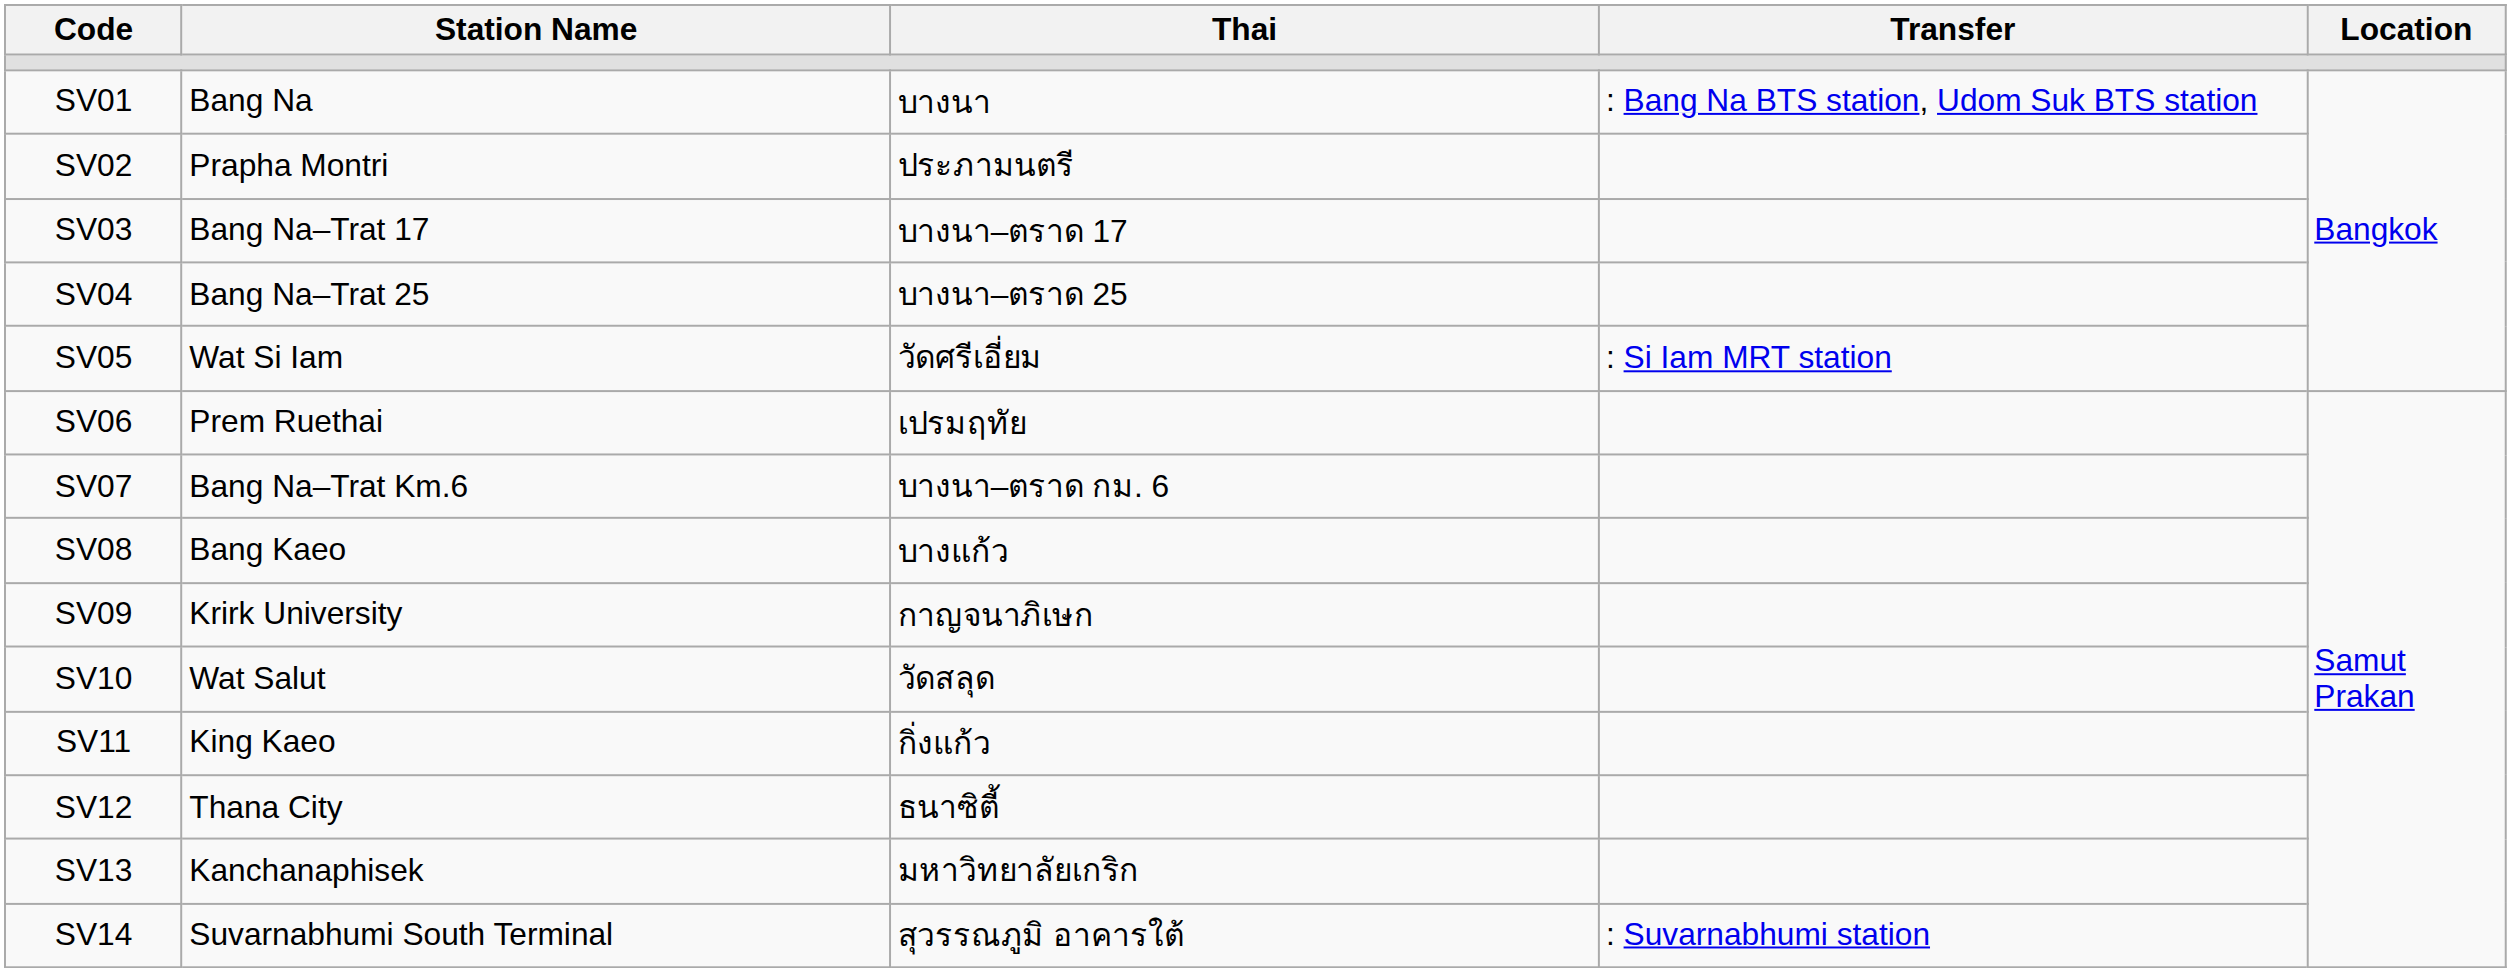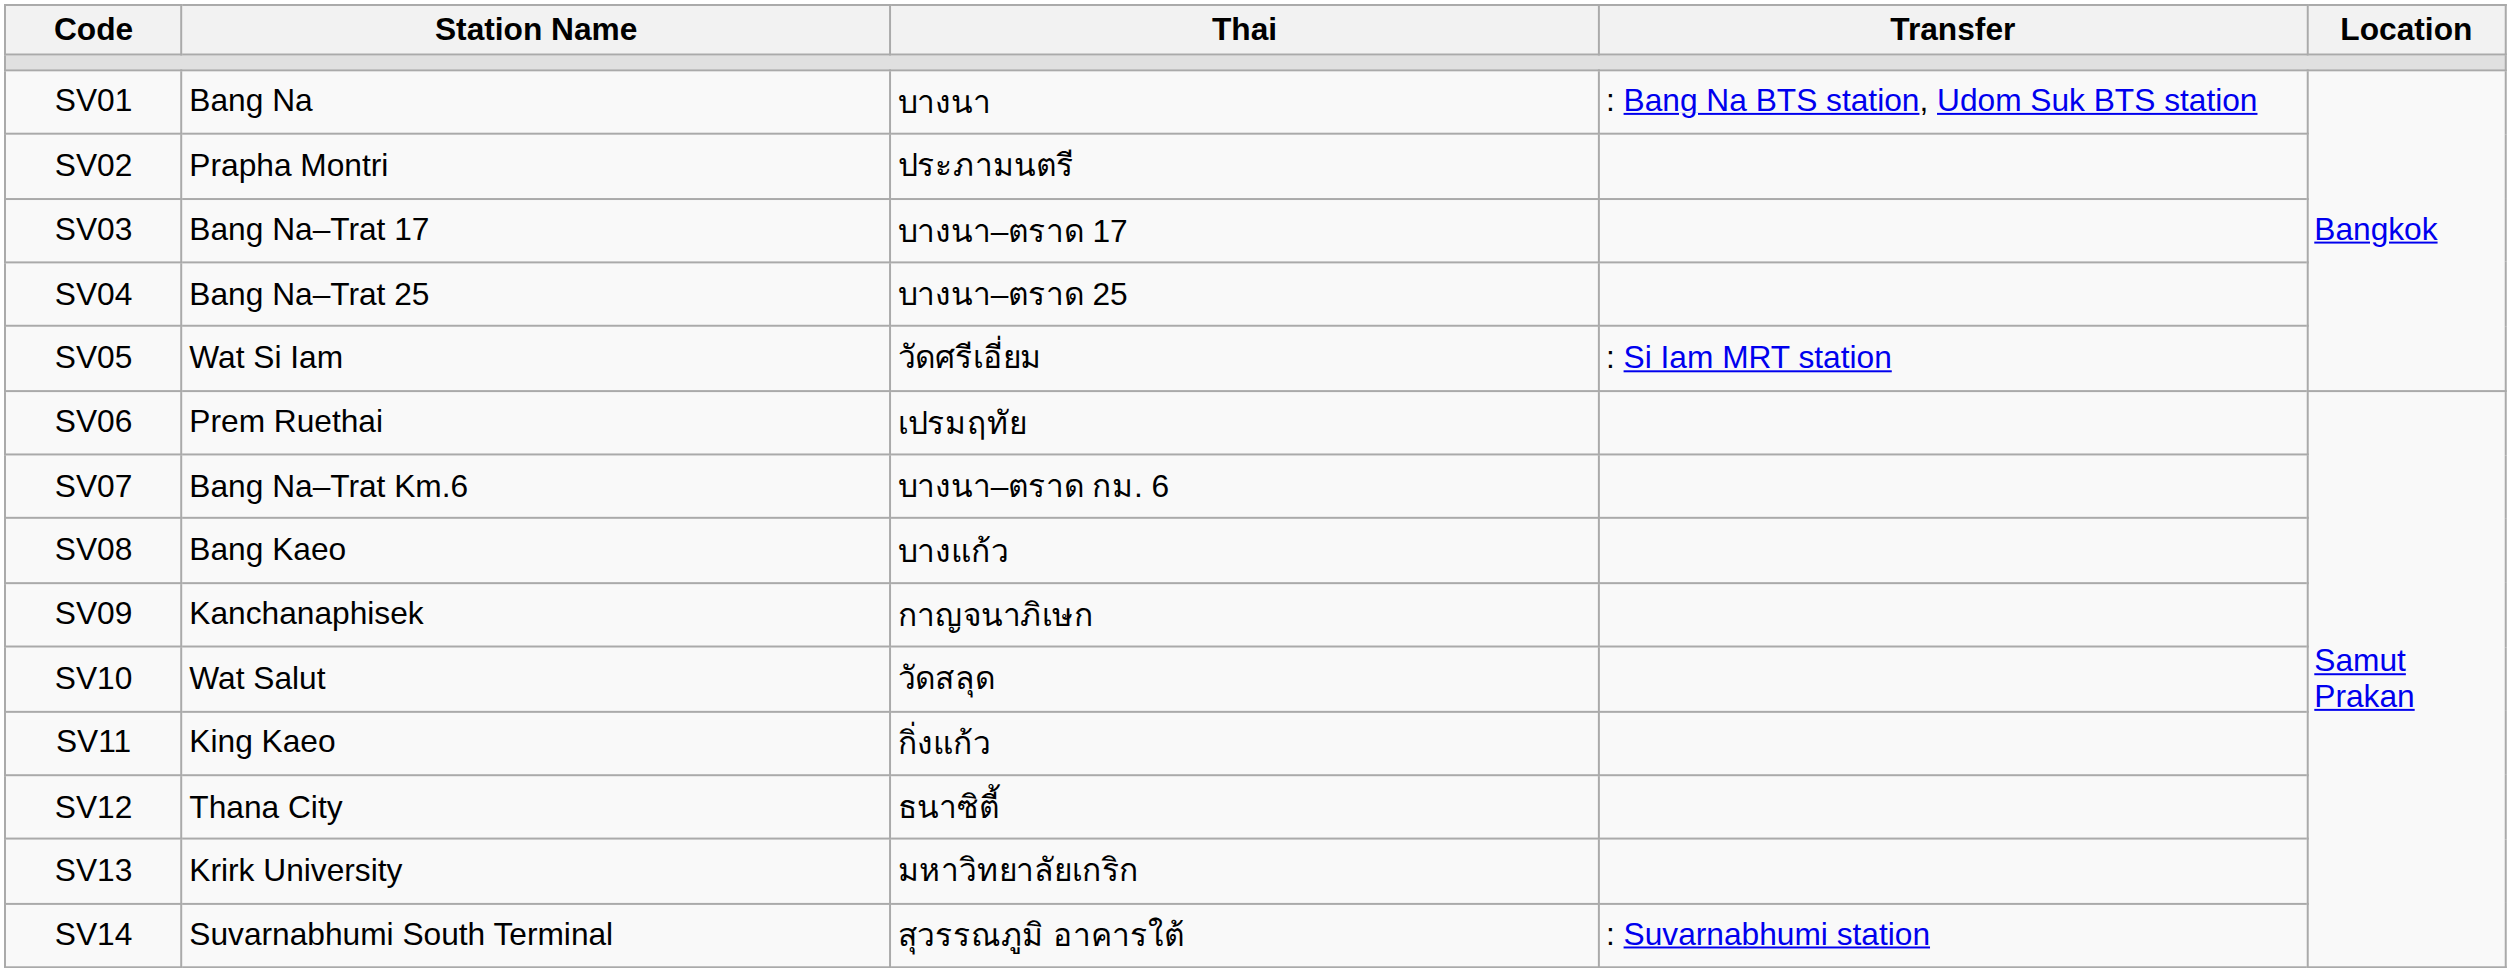(296, 614) Krirk University -> (306, 614) Kanchanaphisek
(306, 870) Kanchanaphisek -> (296, 870) Krirk University
